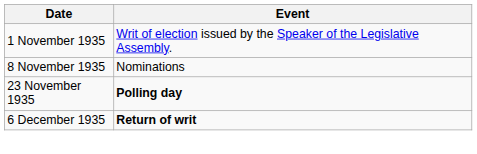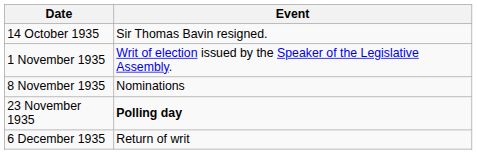+ row: (53, 33)
(156, 120) bold -> (153, 139) normal
